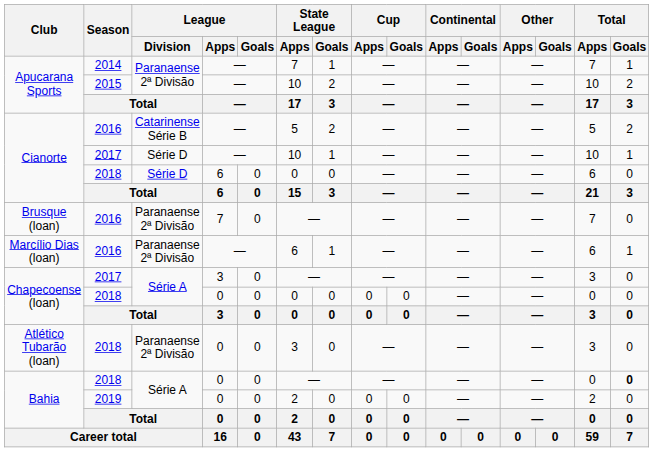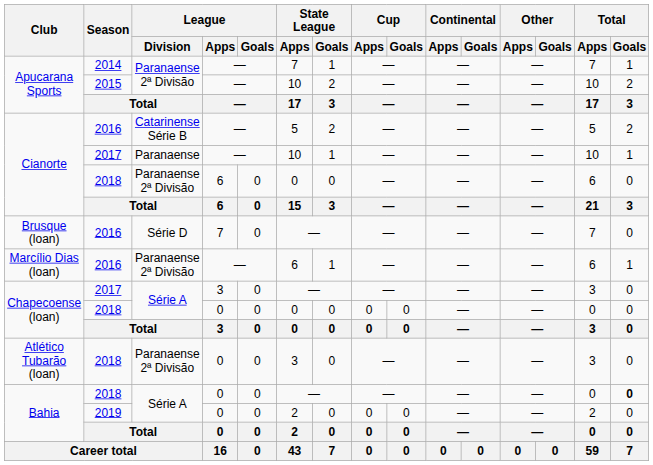(167, 155) Série D -> (167, 155) Paranaense
(167, 174) Série D -> (167, 180) Paranaense 2ª Divisão
(167, 219) Paranaense 2ª Divisão -> (167, 232) Série D
